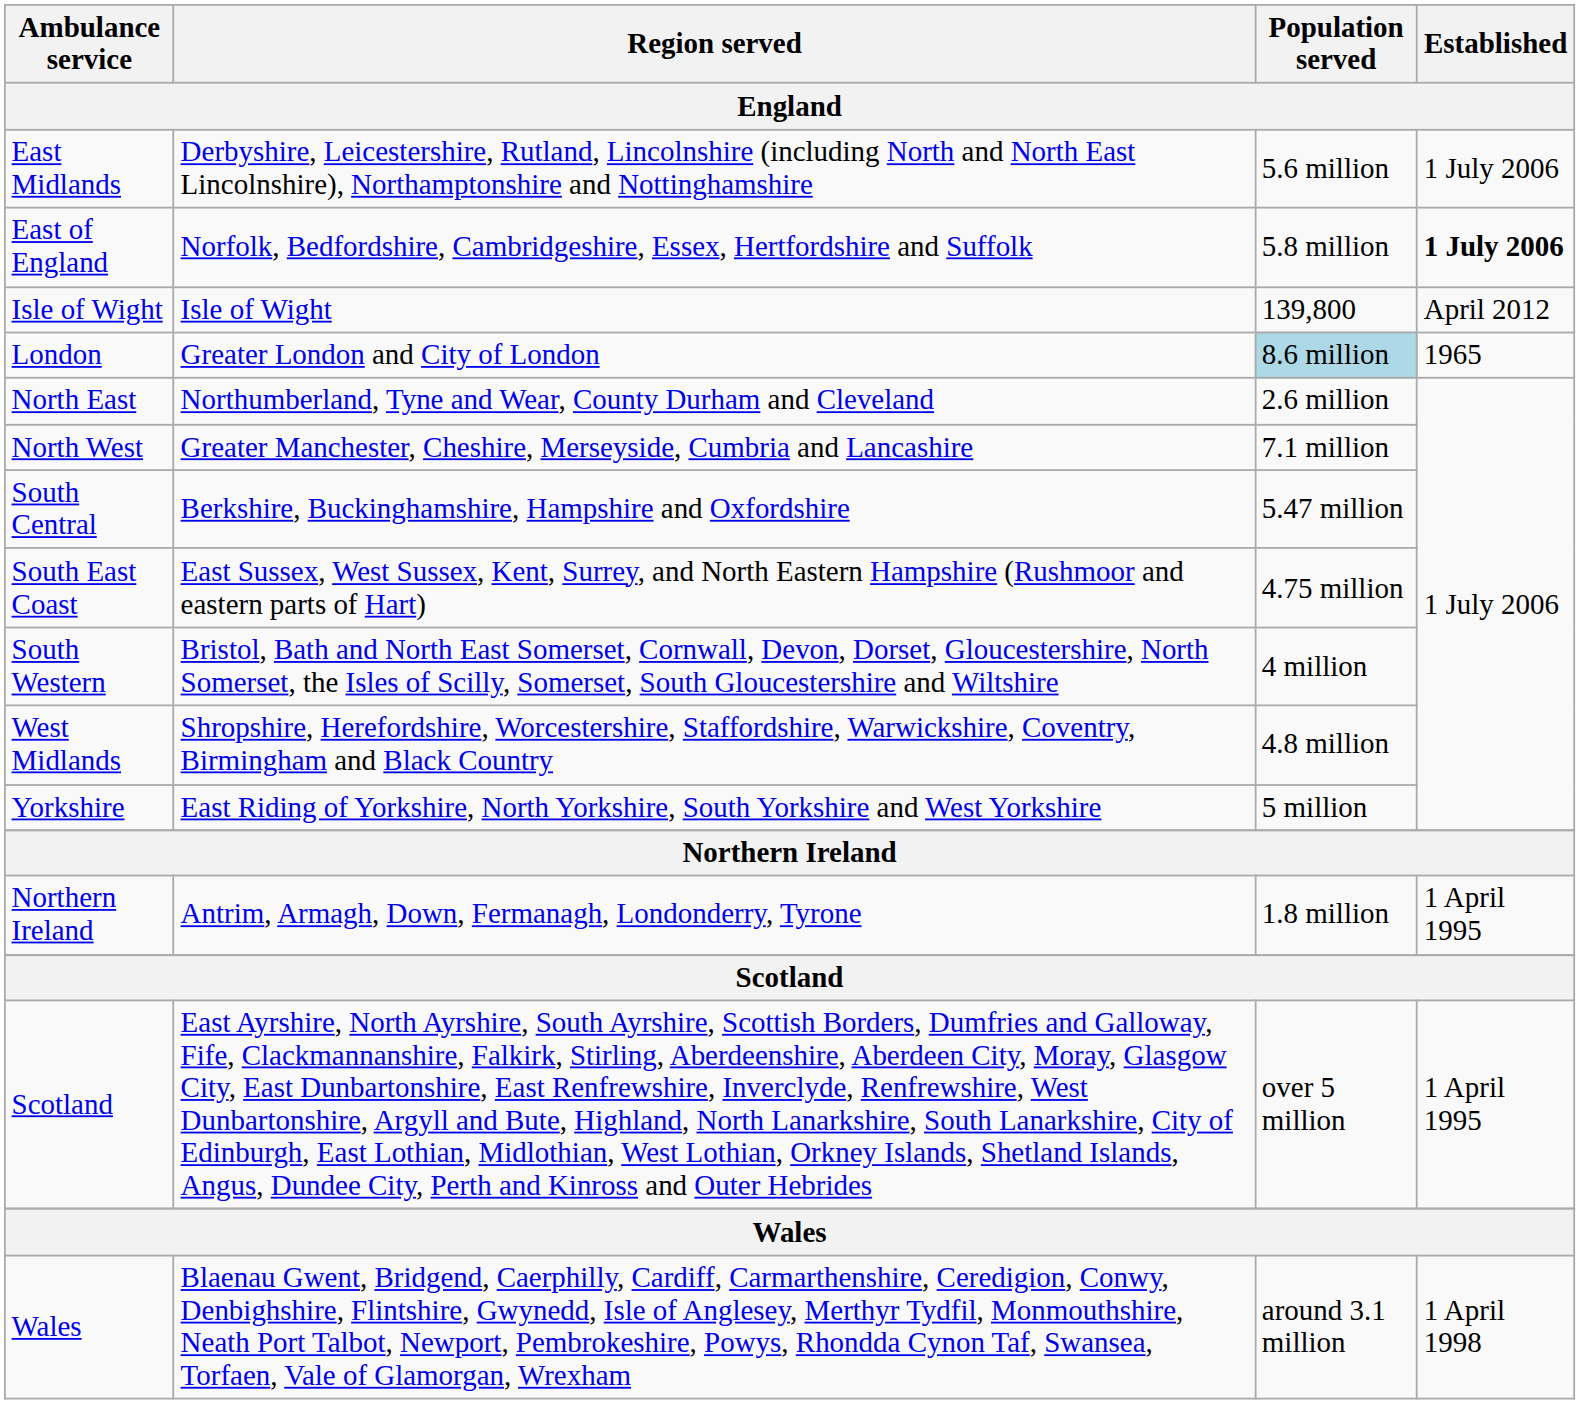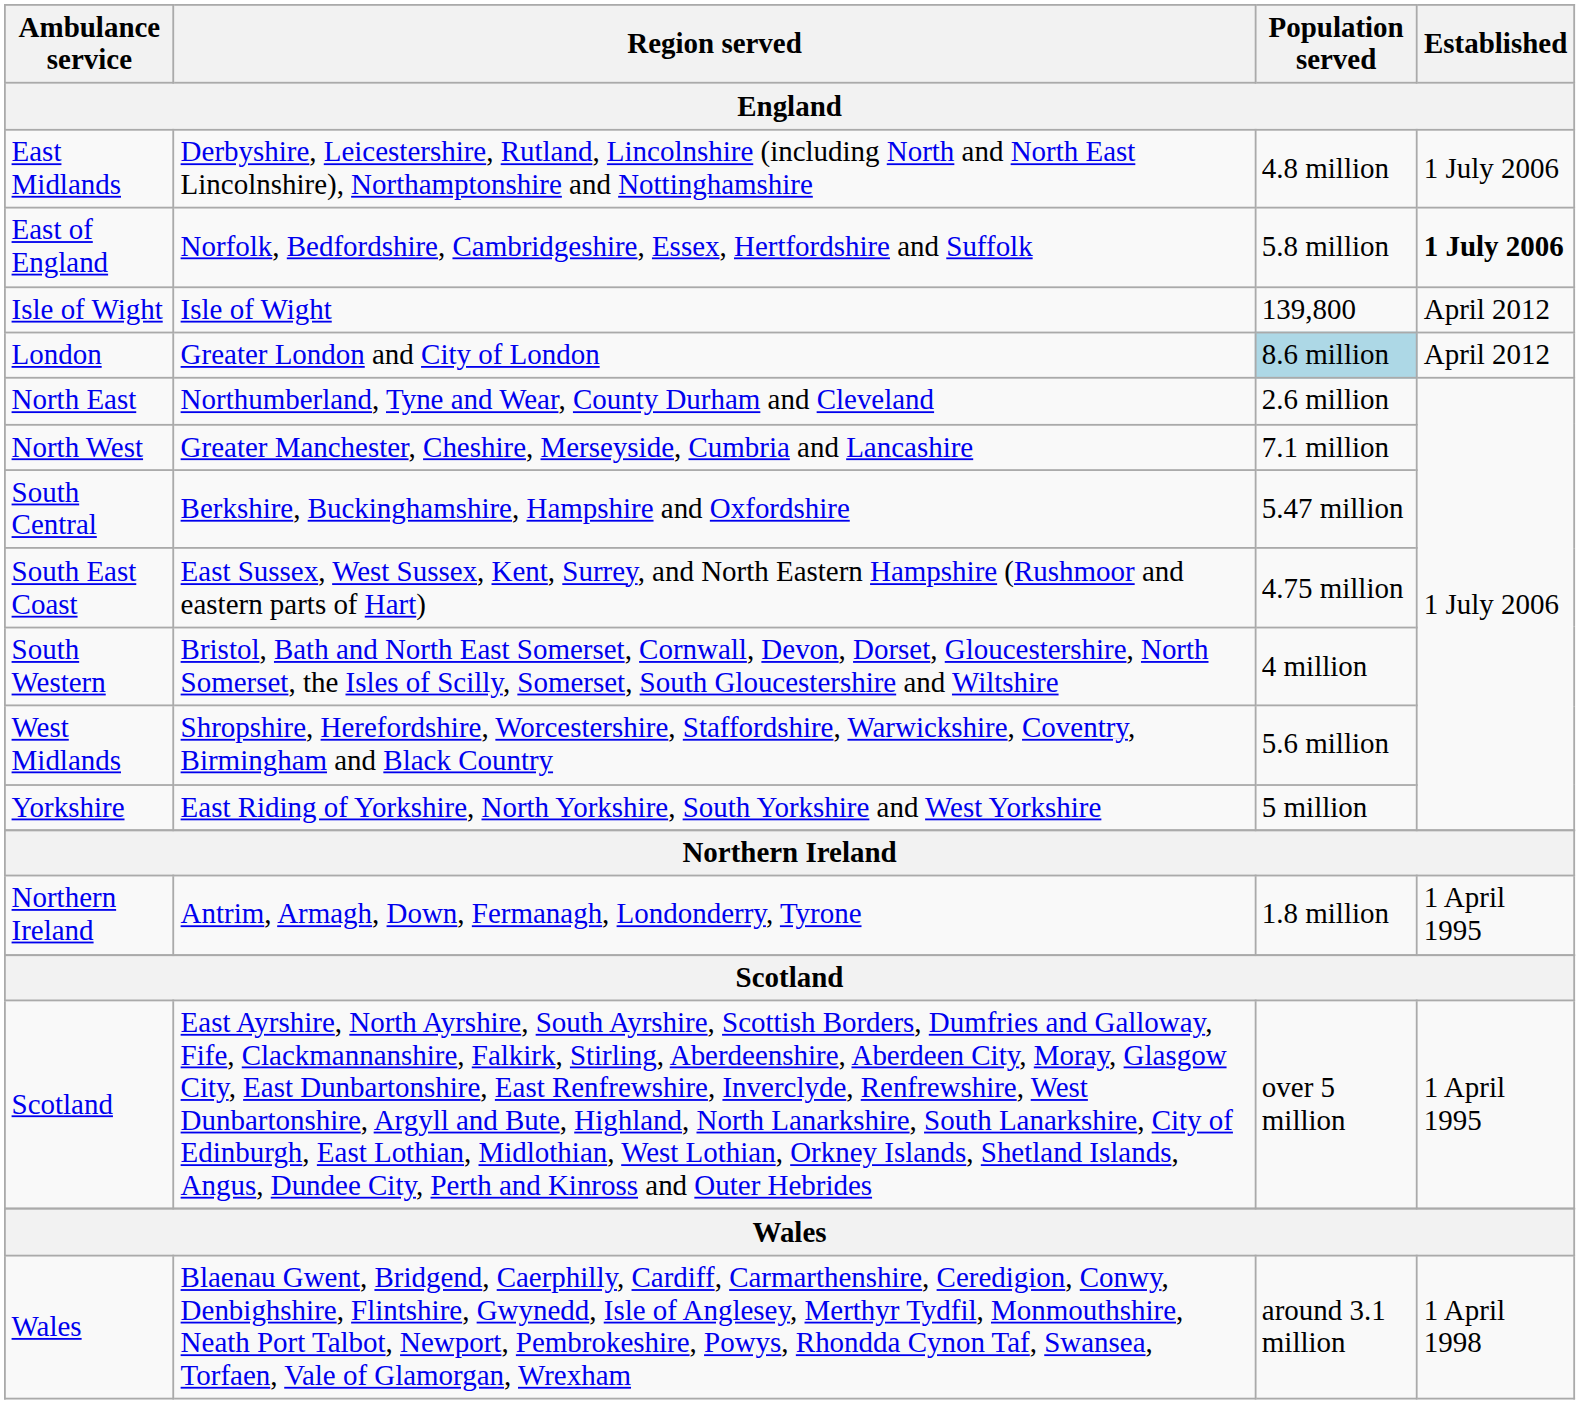(1325, 168) 5.6 million -> (1325, 168) 4.8 million
(1453, 354) 1965 -> (1487, 354) April 2012
(1325, 744) 4.8 million -> (1325, 744) 5.6 million
